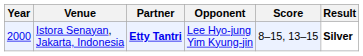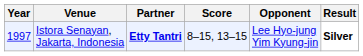columns swapped: (220, 13) <-> (288, 13)
(19, 36) 2000 -> (19, 36) 1997
